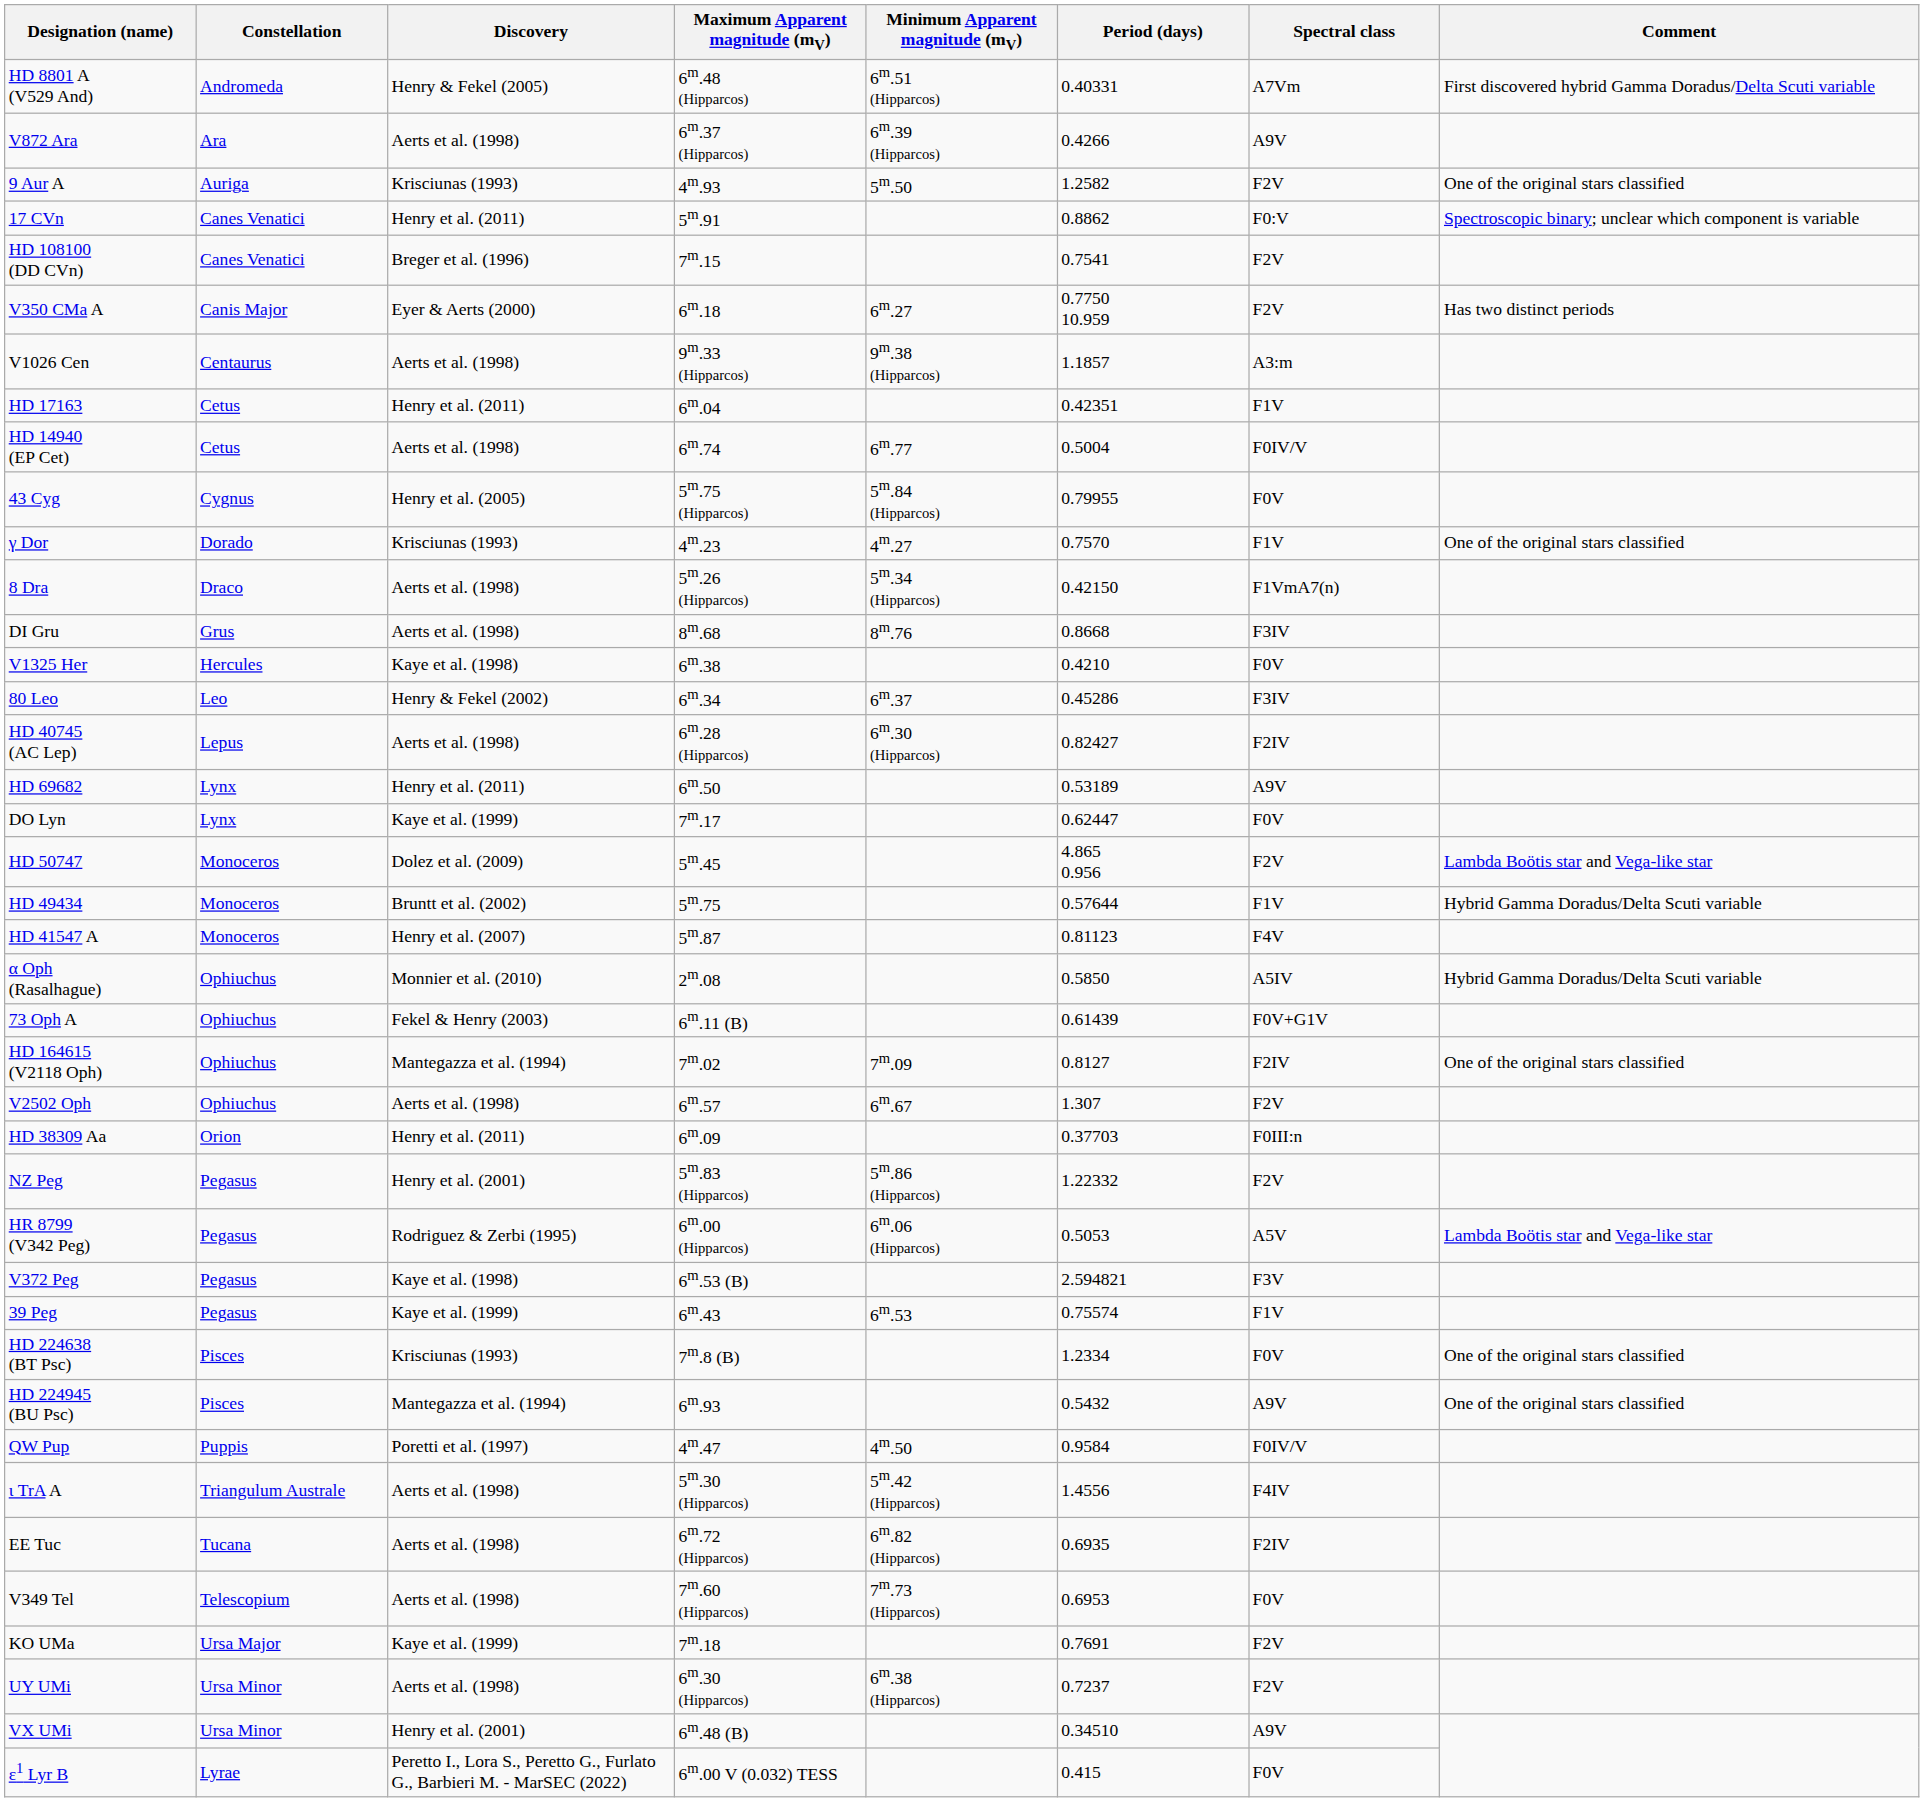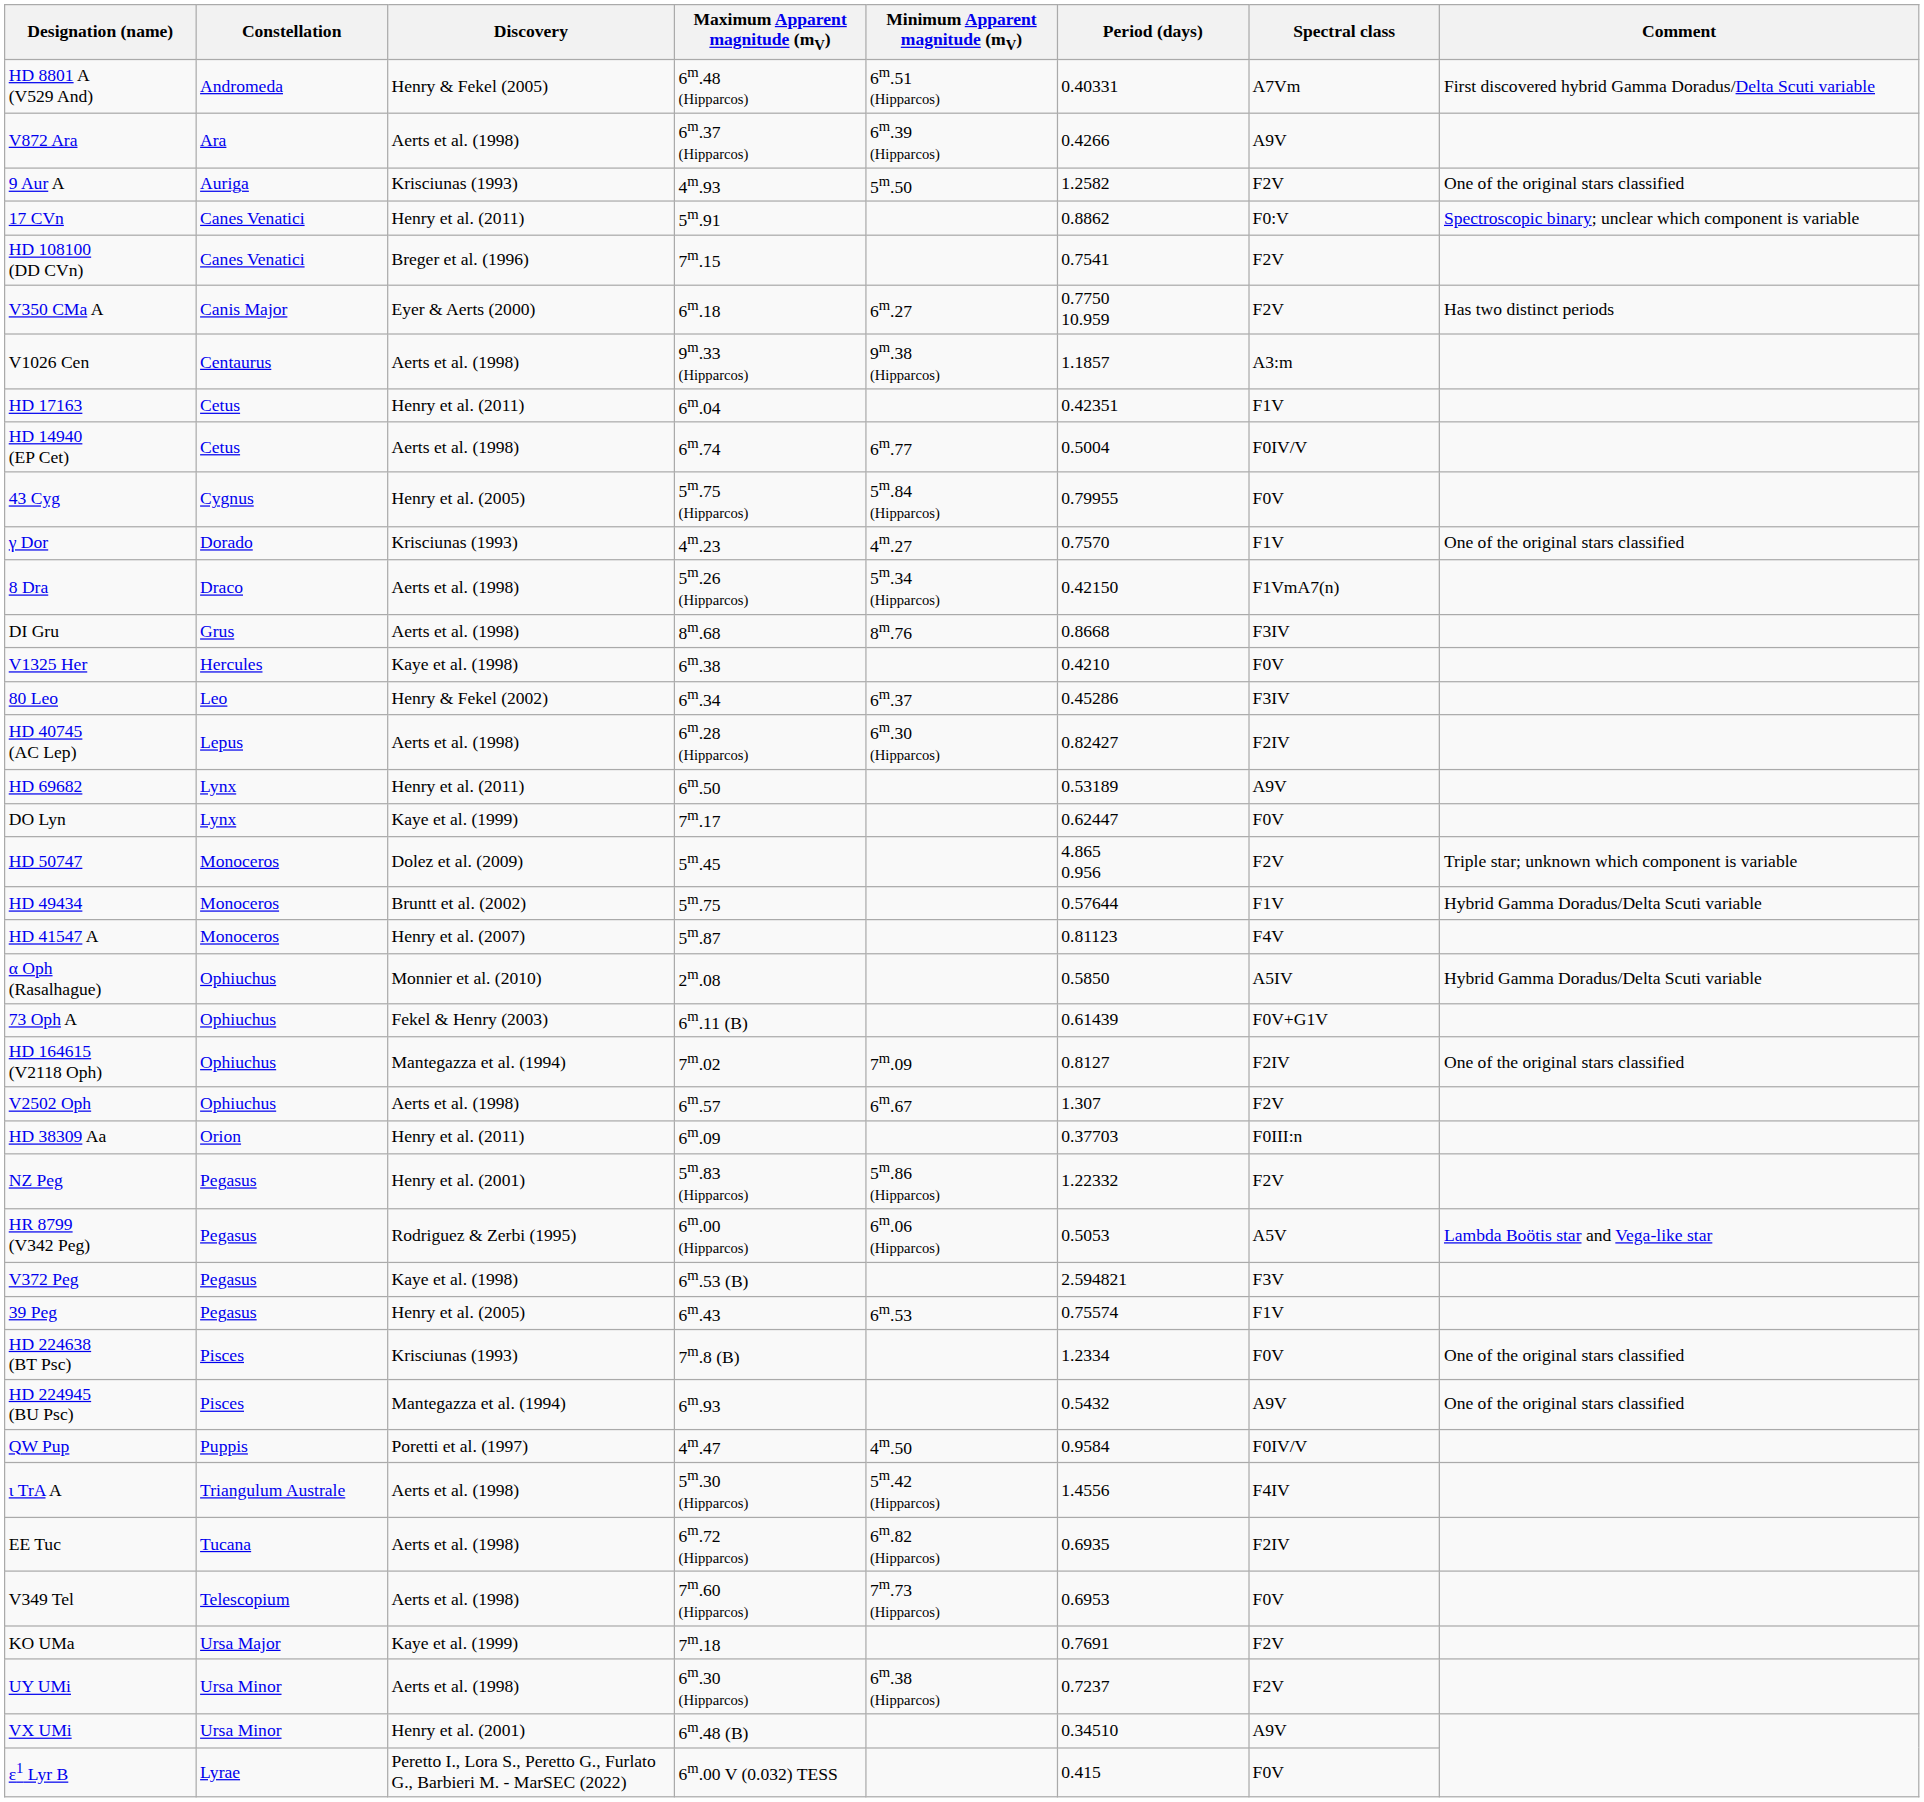(1578, 861) Lambda Boötis star and Vega-like star -> (1621, 861) Triple star; unknown which component is variable
(455, 1313) Kaye et al. (1999) -> (458, 1313) Henry et al. (2005)
